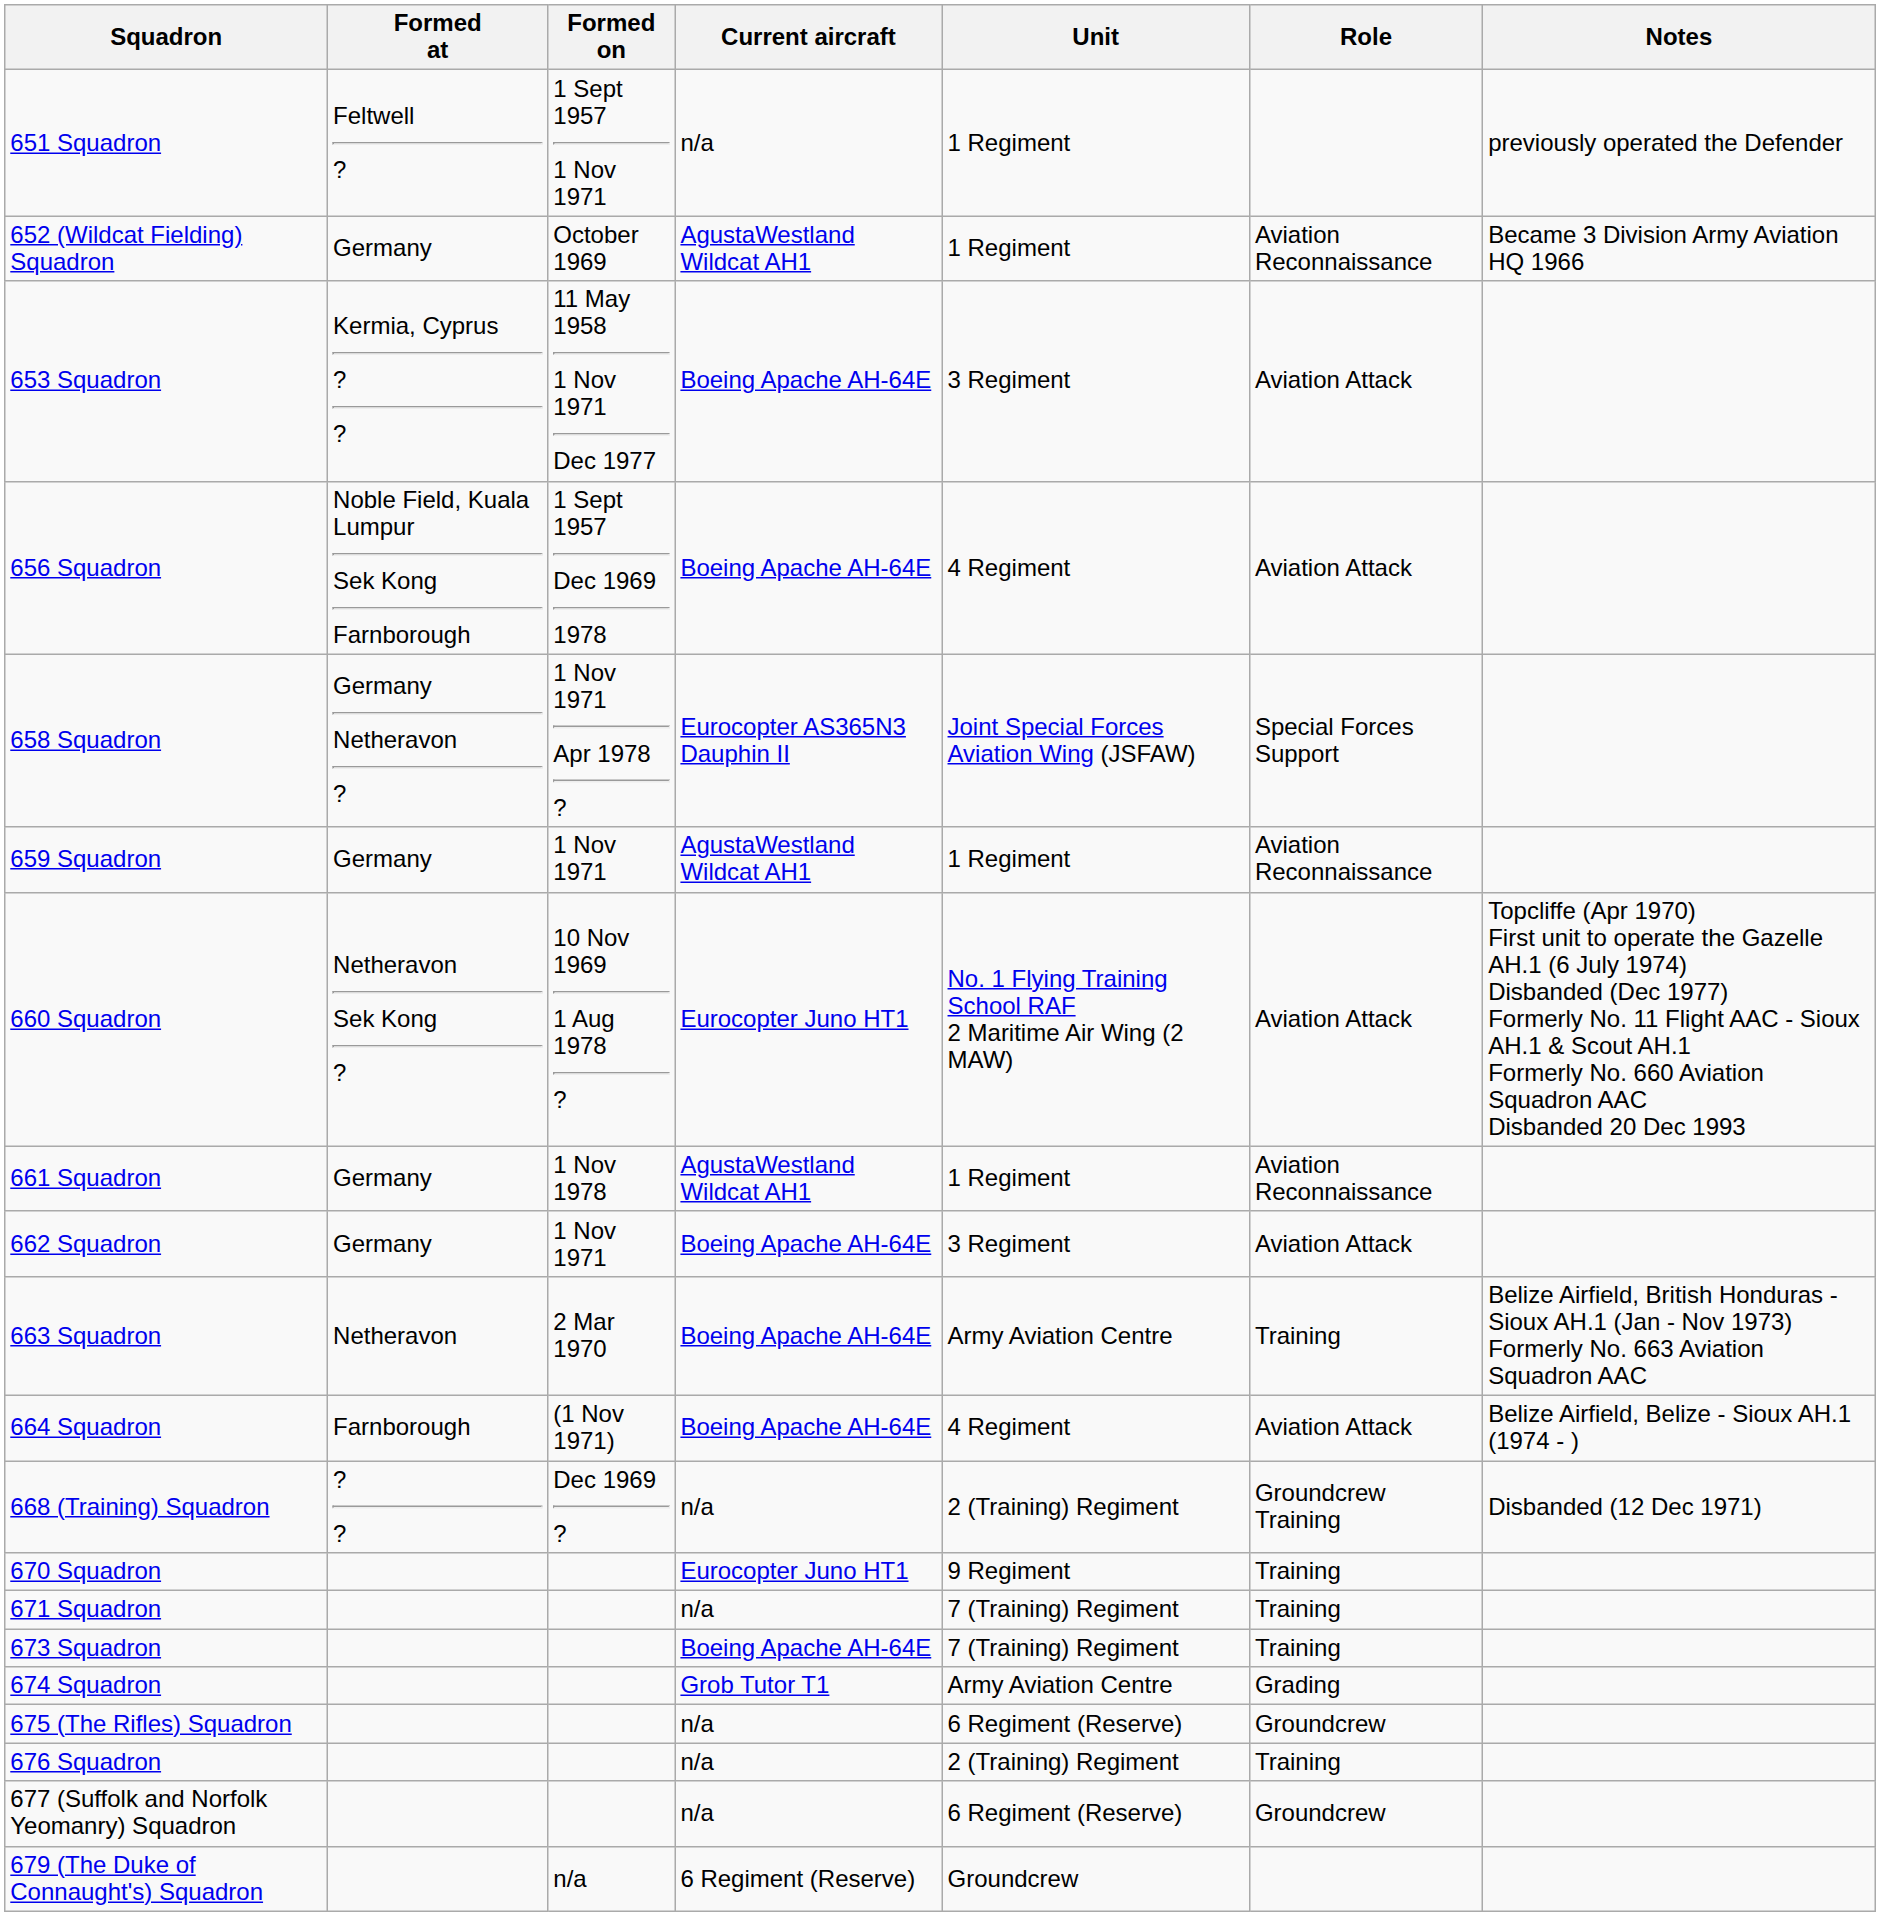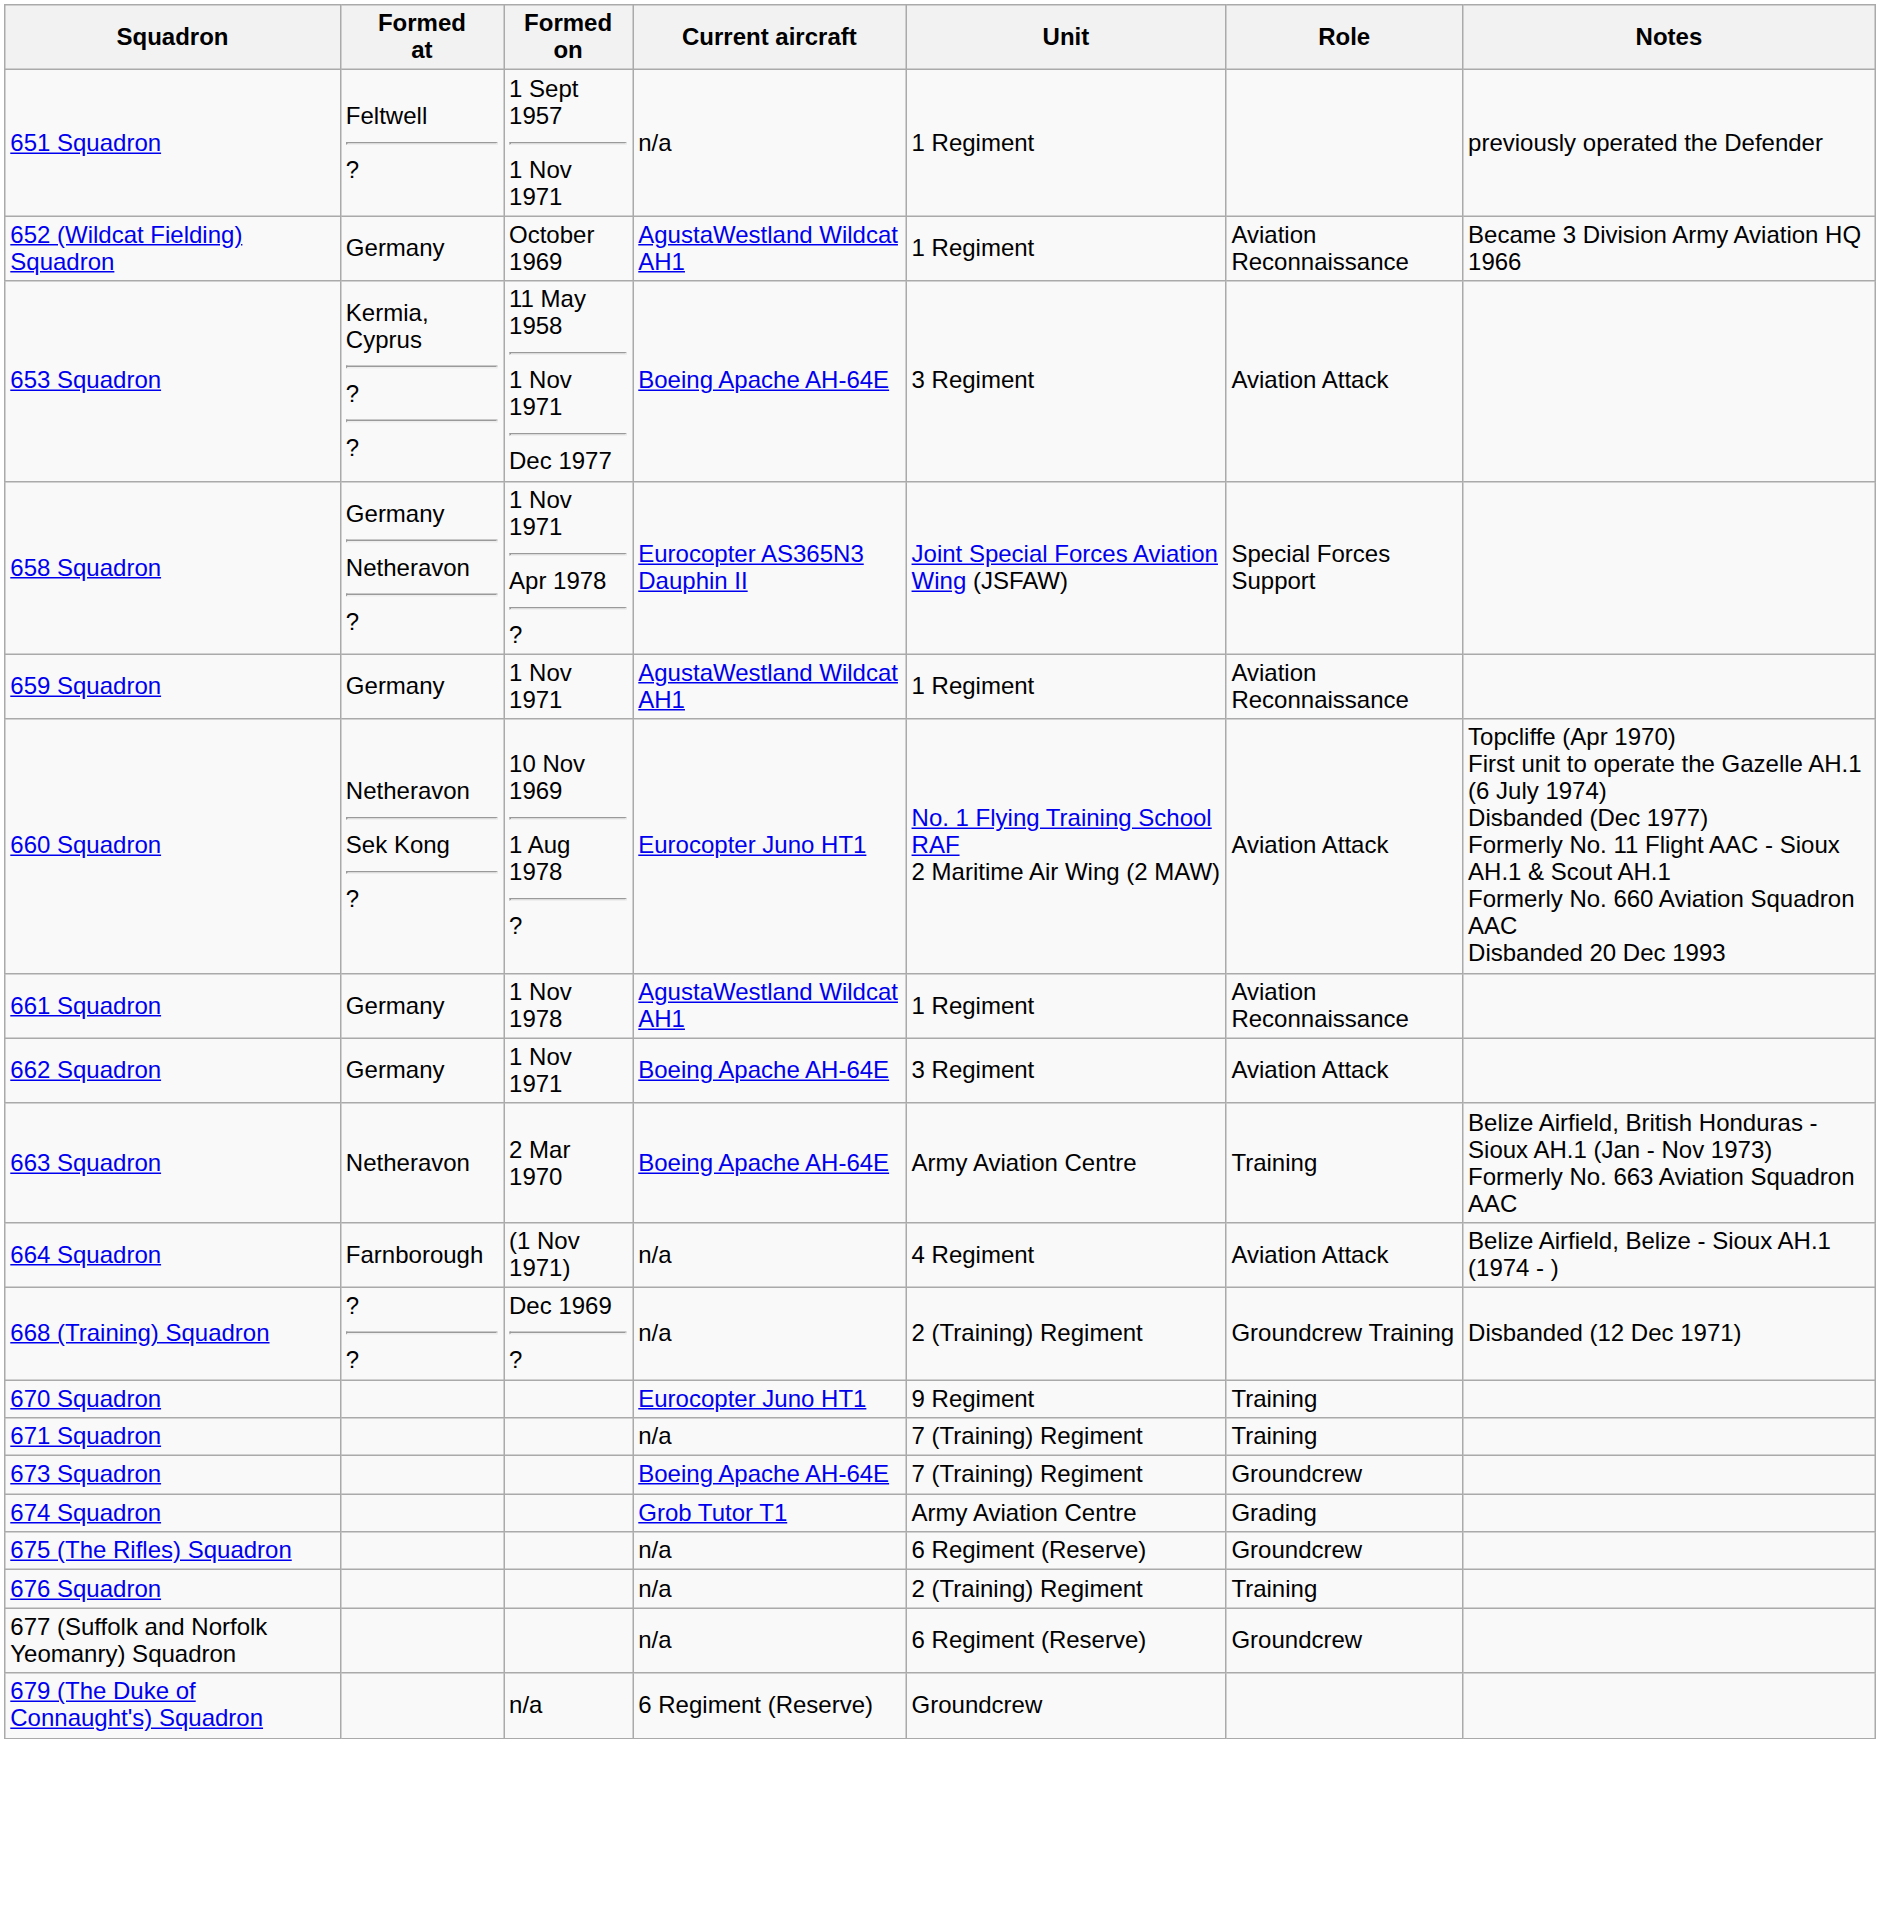- row: (86, 567)
(806, 1427) Boeing Apache AH-64E -> (655, 1254) n/a
(1298, 1647) Training -> (1297, 1474) Groundcrew
